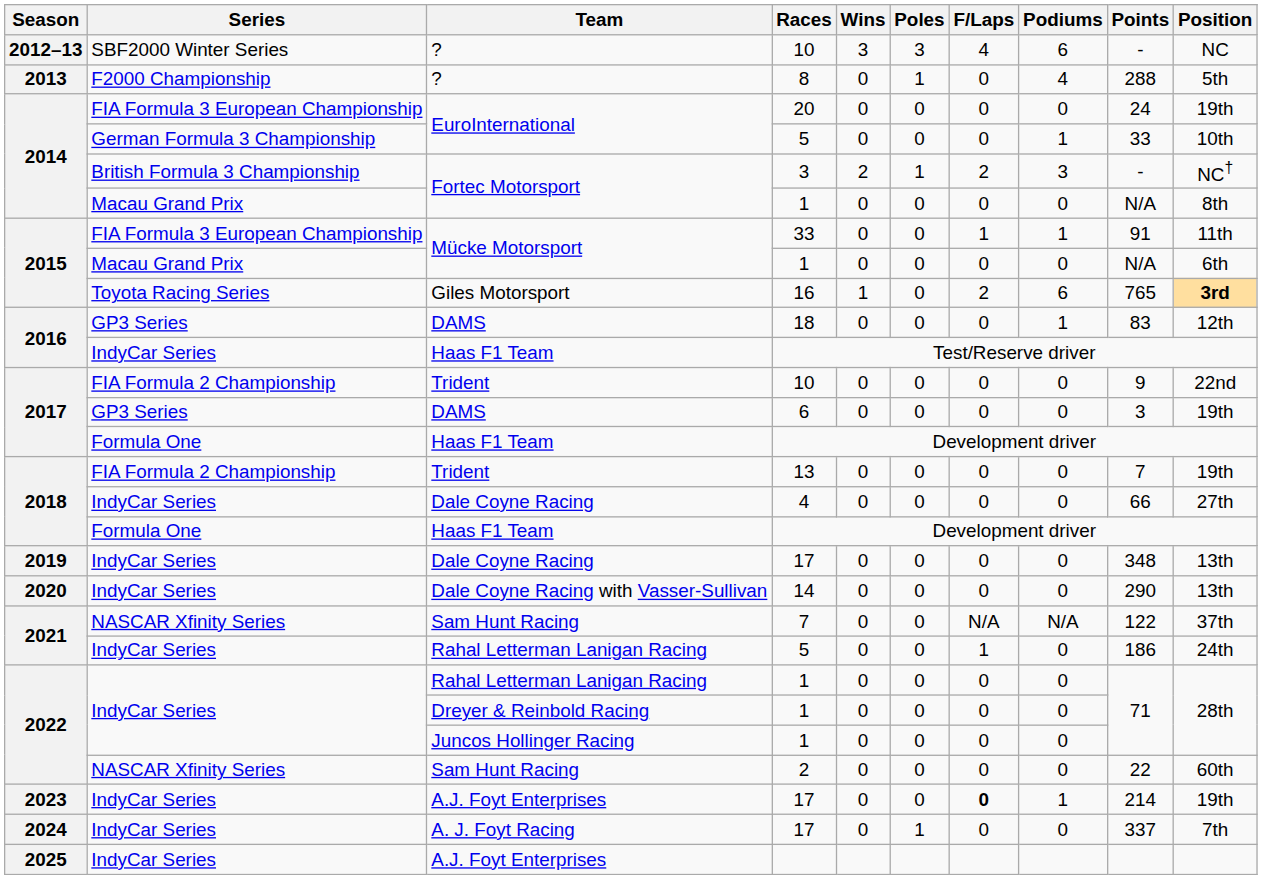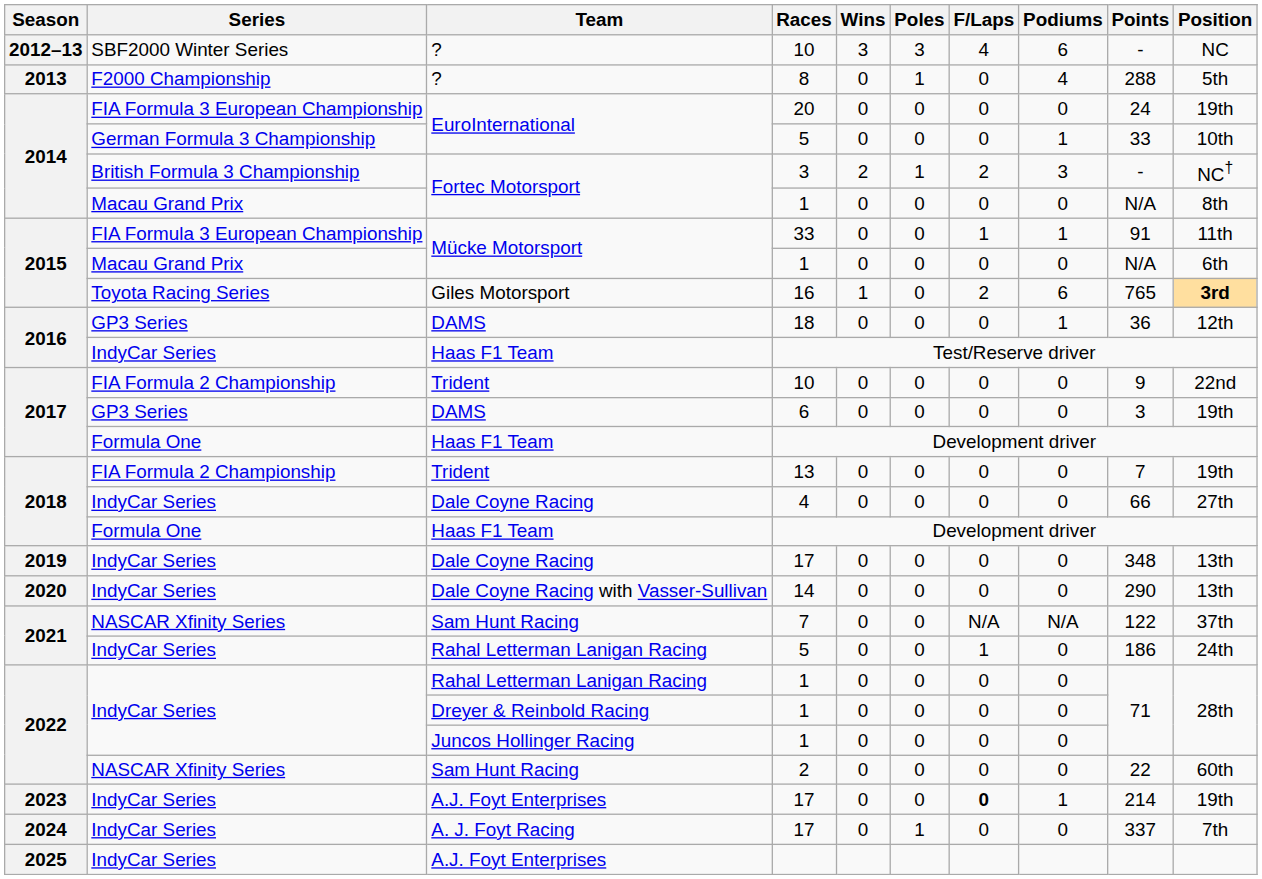(1140, 323) 83 -> (1140, 323) 36
